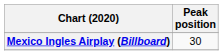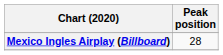(195, 41) 30 -> (195, 41) 28
